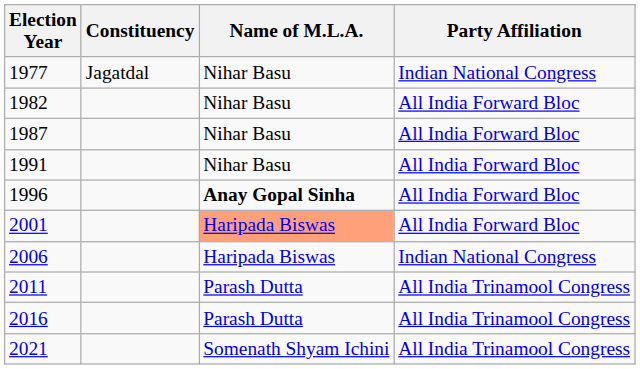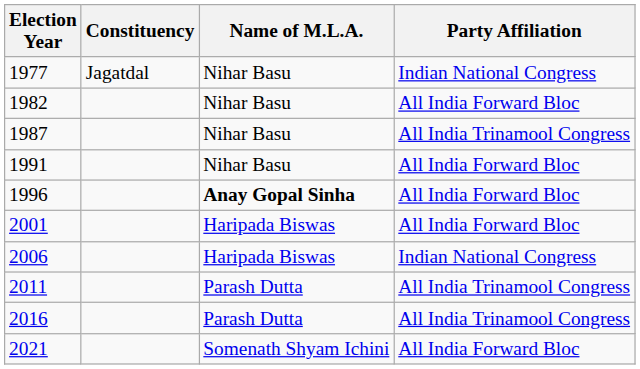(489, 133) All India Forward Bloc -> (514, 133) All India Trinamool Congress
(269, 225) lightsalmon background -> (269, 225) no background
(514, 348) All India Trinamool Congress -> (489, 348) All India Forward Bloc
